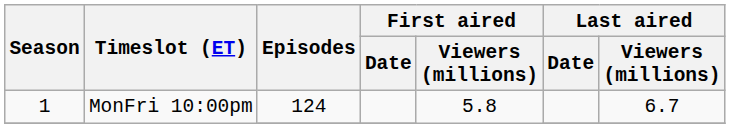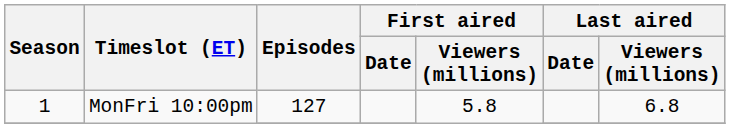(309, 107) 124 -> (309, 107) 127
(662, 107) 6.7 -> (662, 107) 6.8
